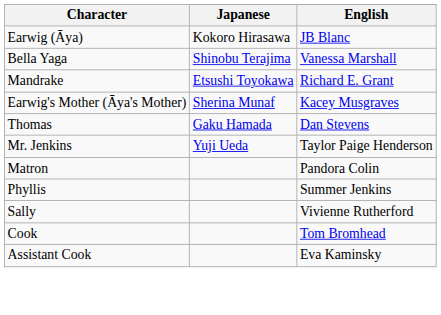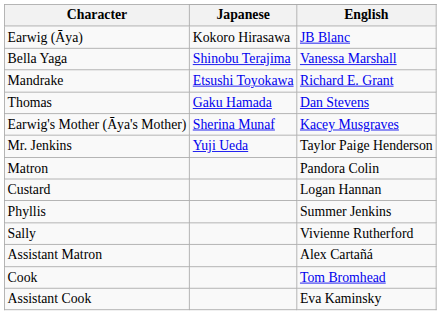rows swapped: (30, 124) <-> (97, 102)
+ row: (29, 189)
+ row: (55, 255)
